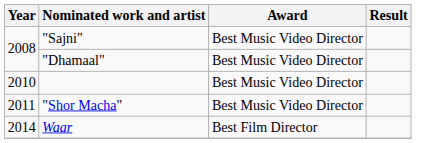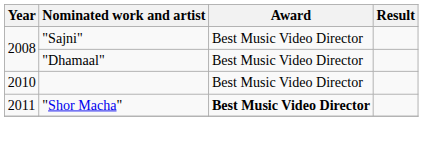(287, 104) normal -> (291, 104) bold
- row: (22, 127)
